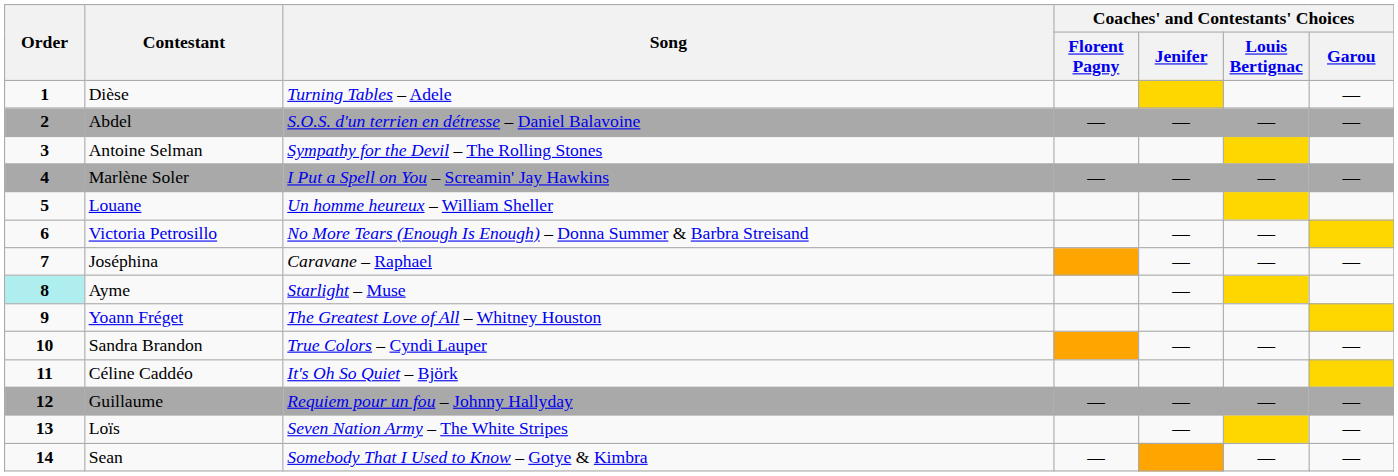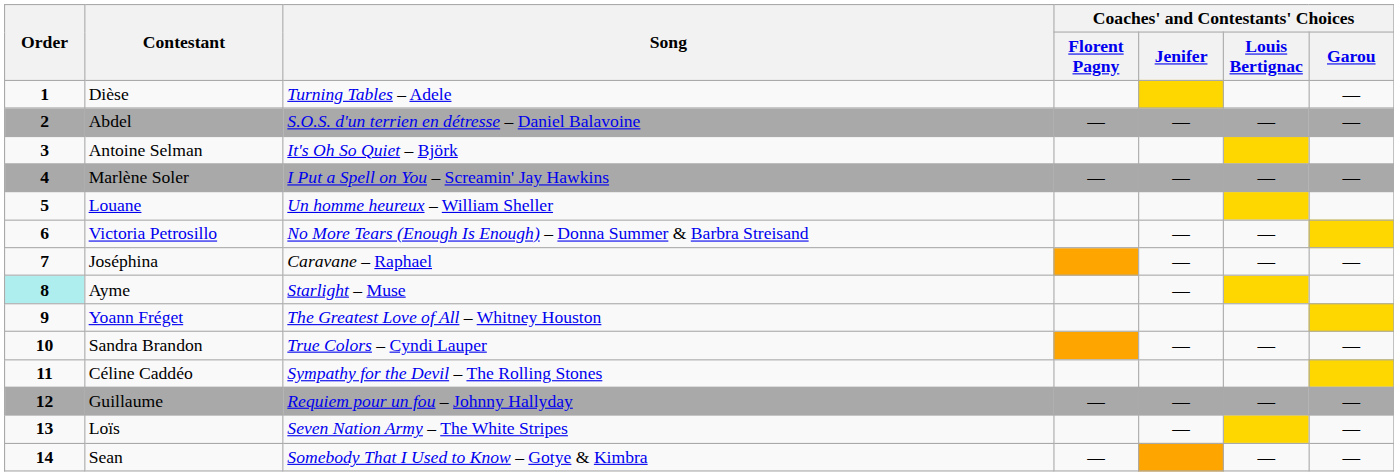(445, 149) Sympathy for the Devil – The Rolling Stones -> (373, 149) It's Oh So Quiet – Björk
(373, 373) It's Oh So Quiet – Björk -> (445, 373) Sympathy for the Devil – The Rolling Stones
